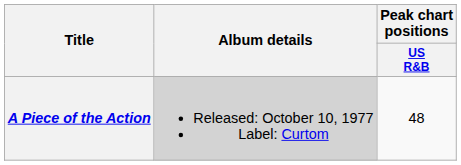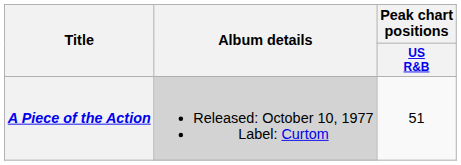(417, 118) 48 -> (417, 118) 51
